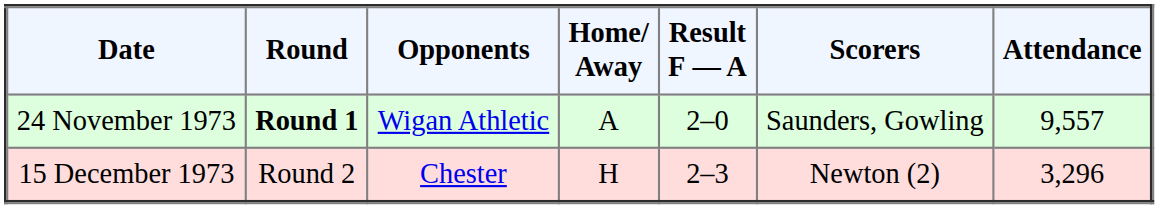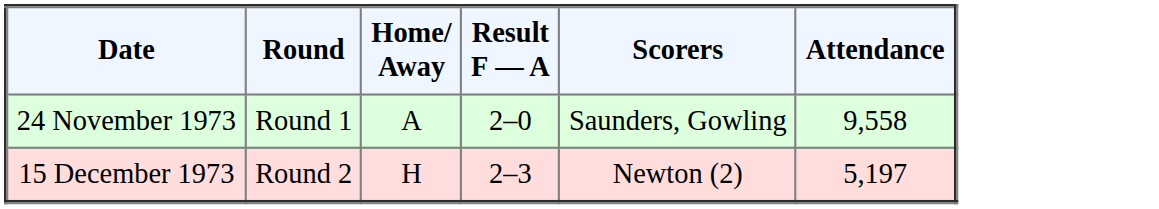- column: (463, 50)
(307, 120) bold -> (304, 120) normal
(1072, 120) 9,557 -> (875, 120) 9,558
(1072, 173) 3,296 -> (875, 173) 5,197
